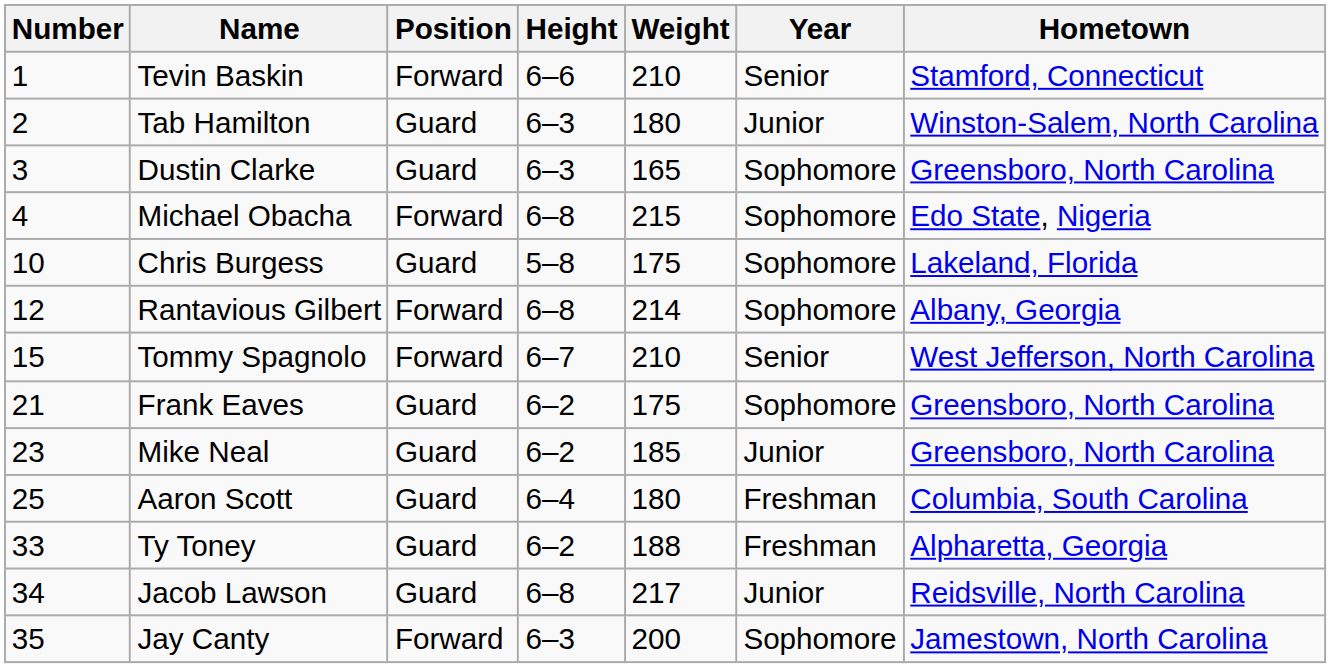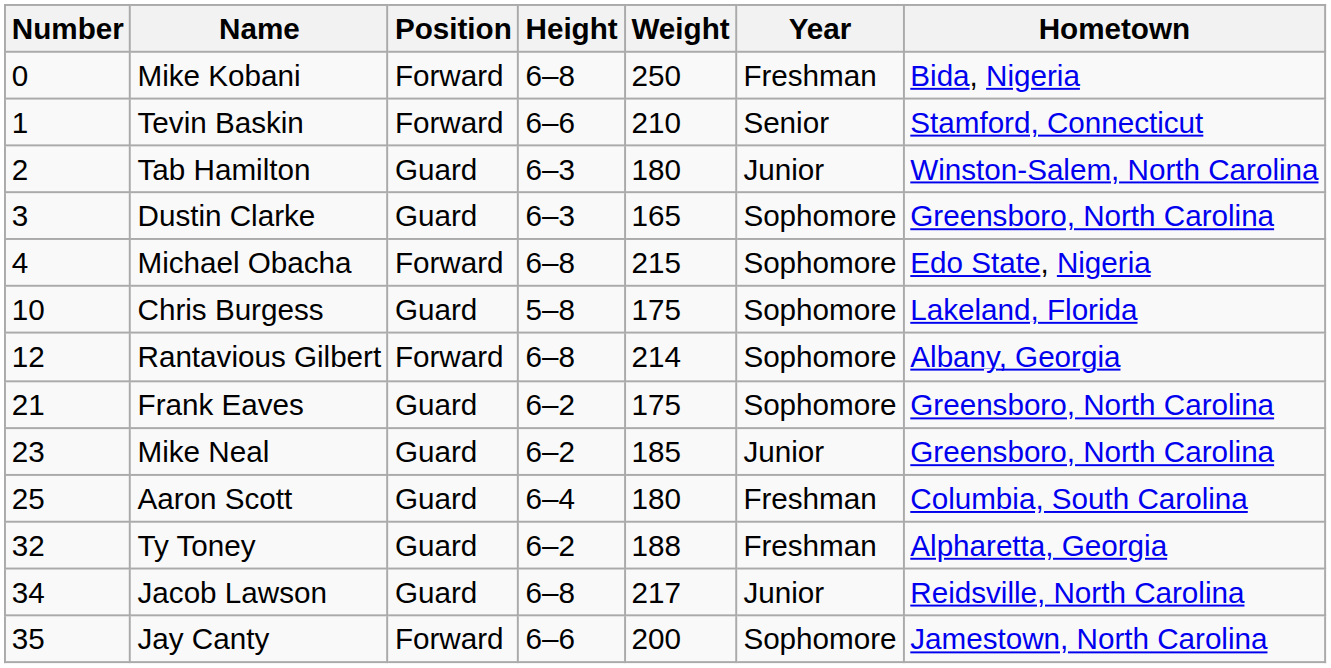+ row: (219, 76)
- row: (252, 357)
(28, 545) 33 -> (28, 545) 32
(550, 639) 6–3 -> (550, 639) 6–6
